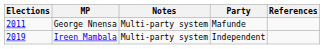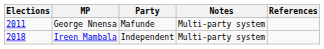columns swapped: (239, 11) <-> (164, 11)
(16, 37) 2019 -> (16, 37) 2018
